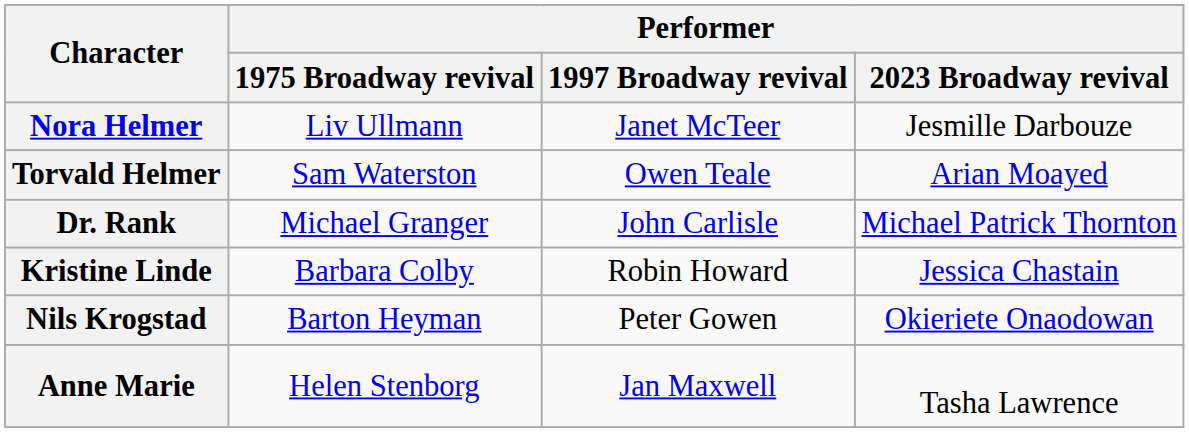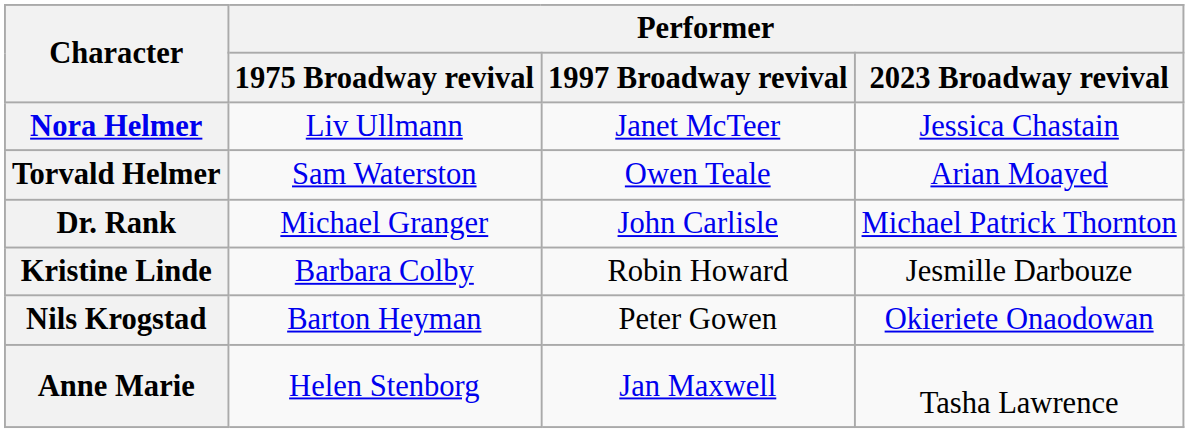(1019, 125) Jesmille Darbouze -> (1019, 125) Jessica Chastain
(1019, 271) Jessica Chastain -> (1019, 271) Jesmille Darbouze
